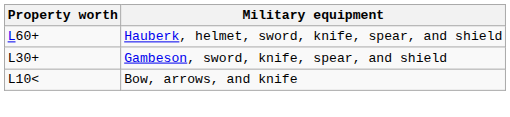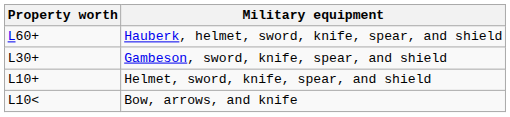+ row: (278, 79)
